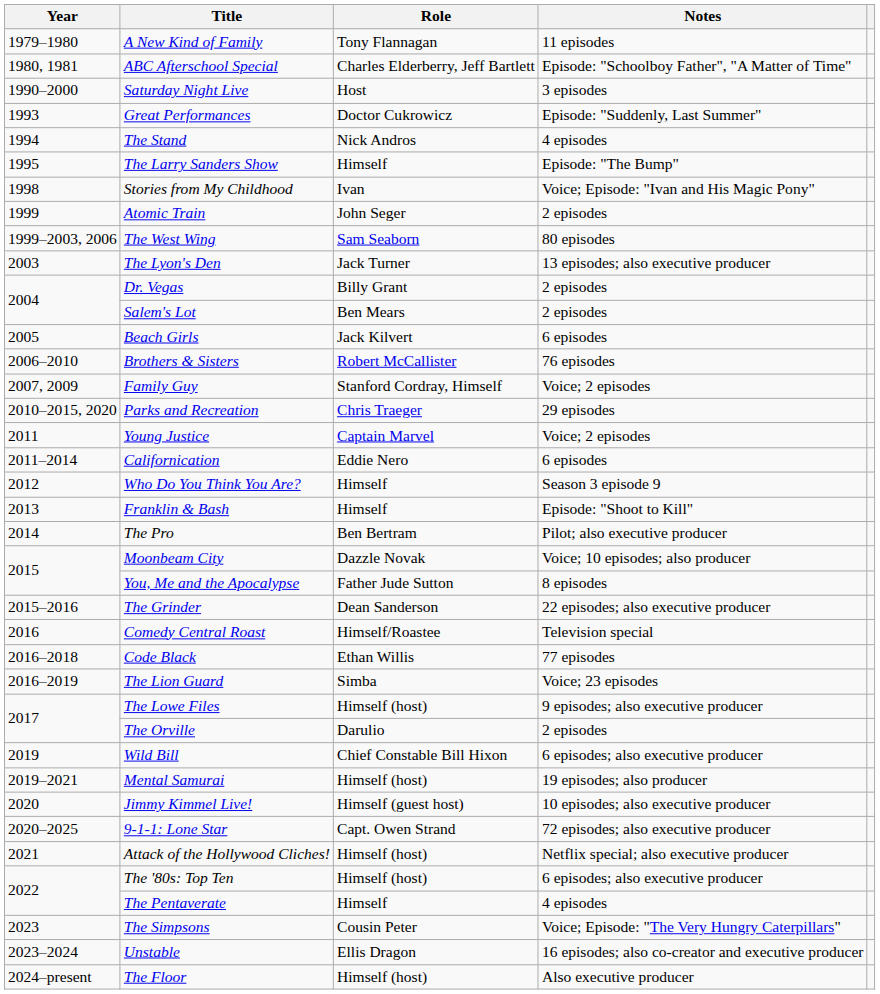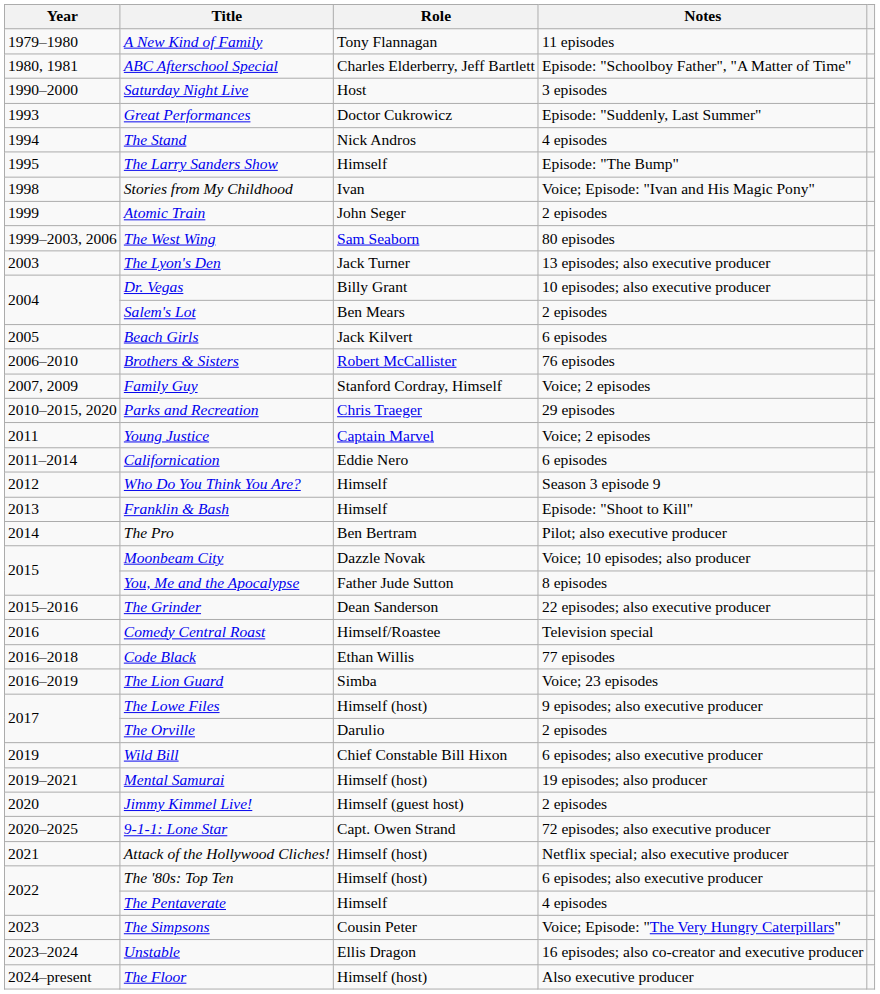(575, 287) 2 episodes -> (656, 287) 10 episodes; also executive producer
(656, 804) 10 episodes; also executive producer -> (575, 804) 2 episodes
